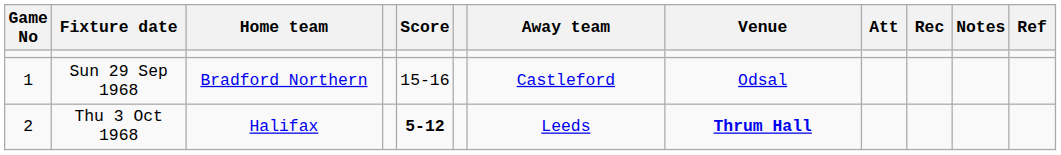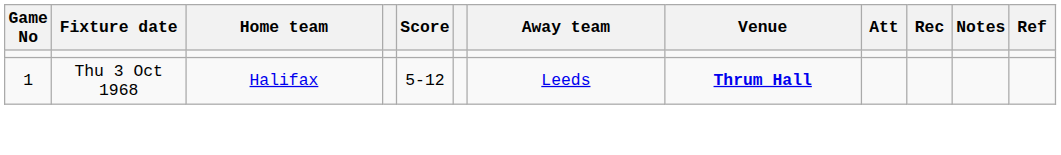- row: (119, 81)
(28, 126) 2 -> (28, 81) 1
(425, 126) bold -> (425, 81) normal
